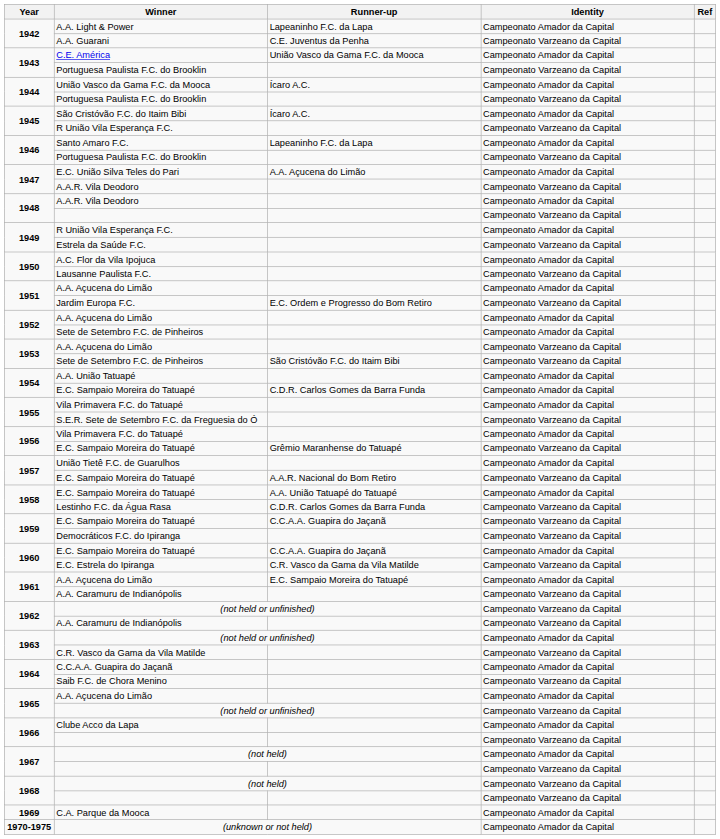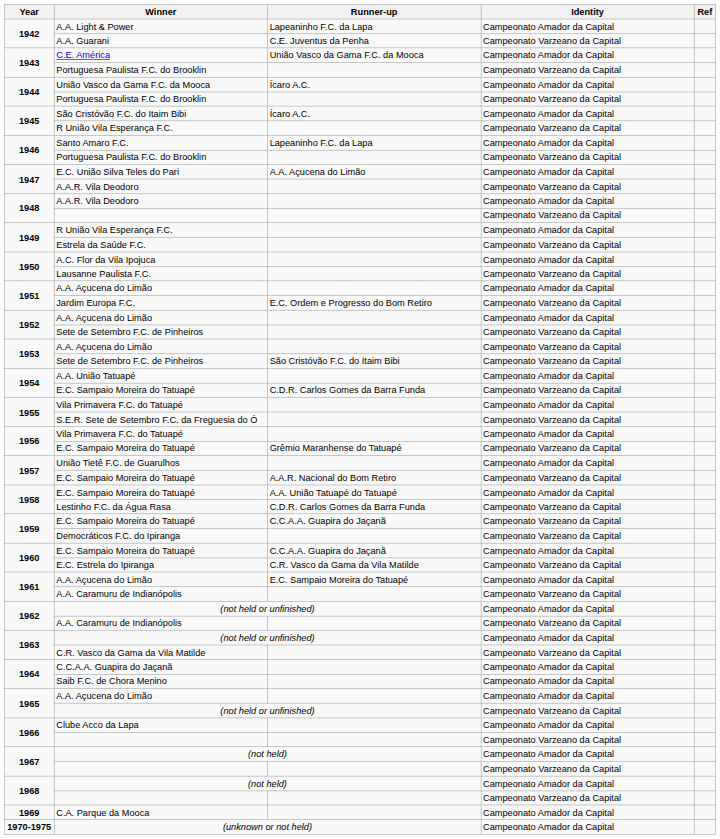(549, 332) Campeonato Amador da Capital -> (552, 332) Campeonato Varzeano da Capital
(549, 391) Campeonato Amador da Capital -> (552, 391) Campeonato Varzeano da Capital
(552, 609) Campeonato Varzeano da Capital -> (549, 609) Campeonato Amador da Capital
(552, 682) Campeonato Varzeano da Capital -> (549, 682) Campeonato Amador da Capital
(552, 784) Campeonato Varzeano da Capital -> (549, 784) Campeonato Amador da Capital
